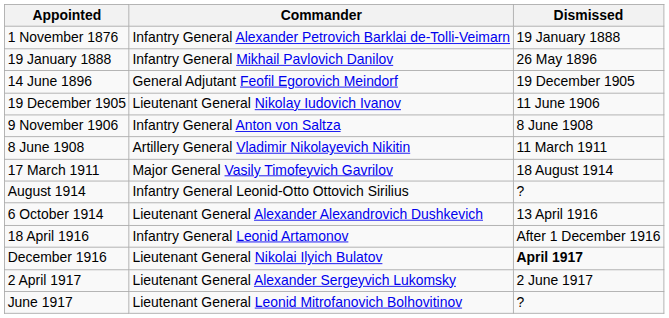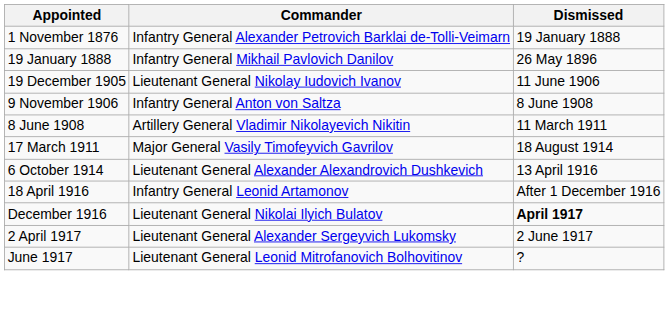- row: (50, 81)
- row: (47, 192)
